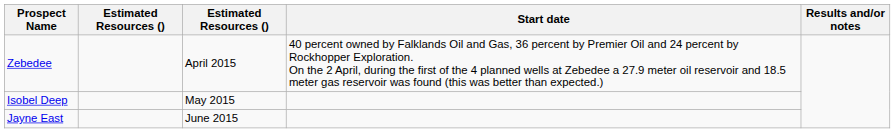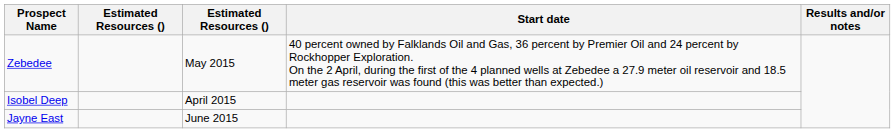(211, 63) April 2015 -> (210, 63) May 2015
(210, 100) May 2015 -> (211, 100) April 2015
